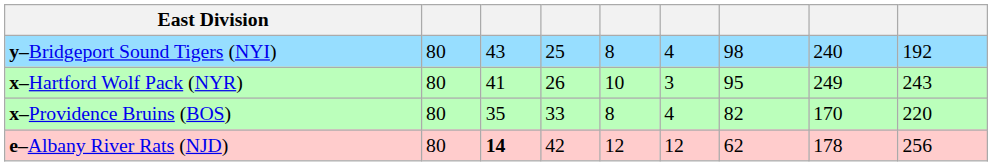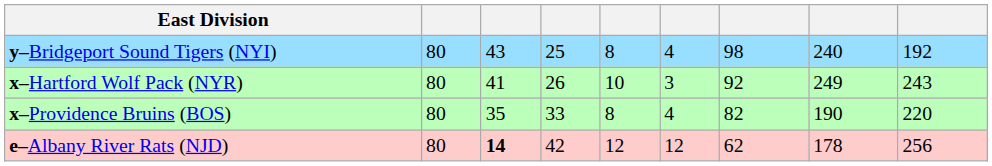(734, 82) 95 -> (734, 82) 92
(828, 113) 170 -> (828, 113) 190
